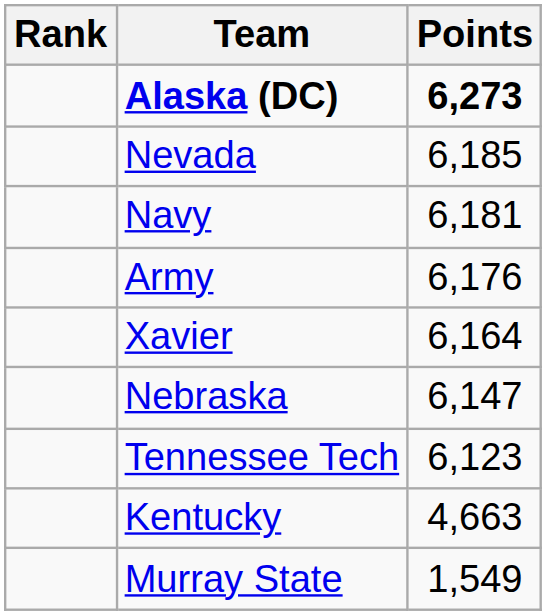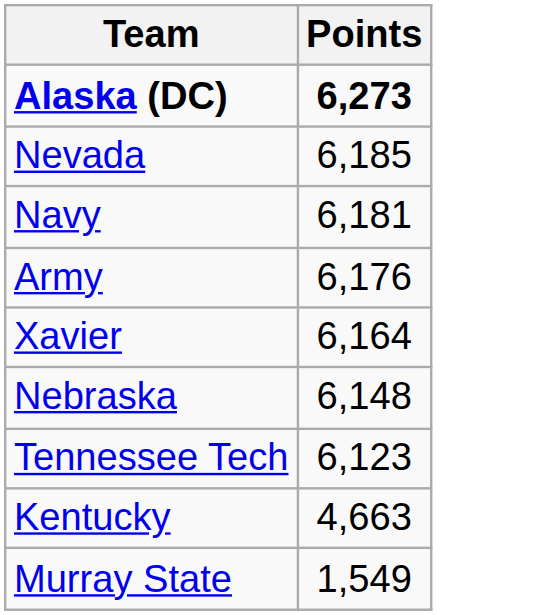- column: (61, 34)
(475, 397) 6,147 -> (364, 397) 6,148
